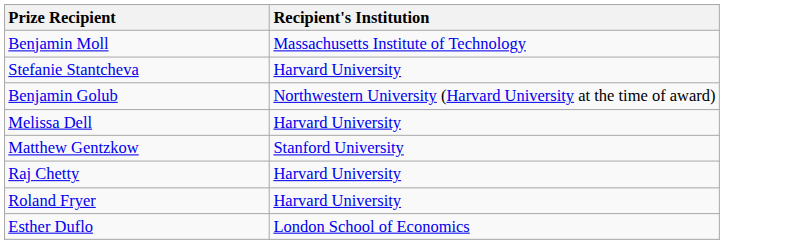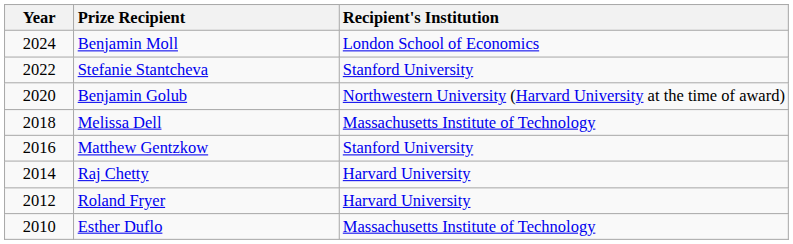+ column: (39, 17)
(400, 43) Massachusetts Institute of Technology -> (441, 43) London School of Economics
(337, 69) Harvard University -> (408, 69) Stanford University
(337, 122) Harvard University -> (469, 122) Massachusetts Institute of Technology
(372, 226) London School of Economics -> (469, 226) Massachusetts Institute of Technology
